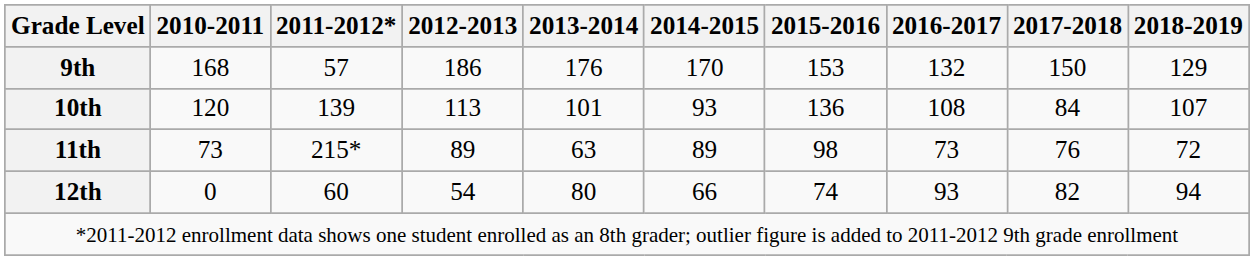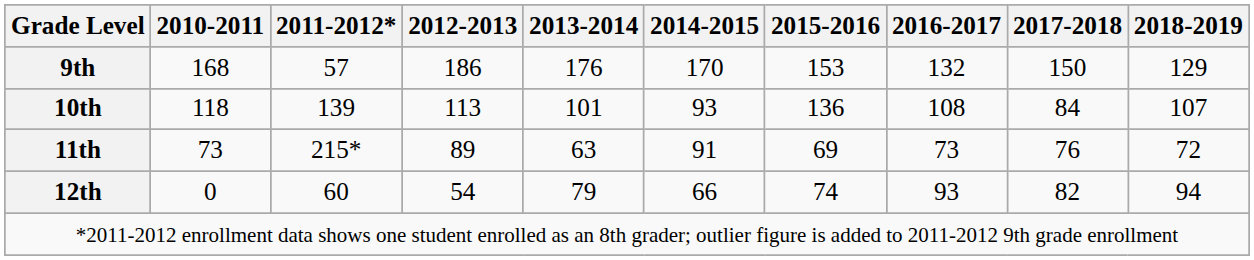(210, 108) 120 -> (210, 108) 118
(705, 149) 89 -> (705, 149) 91
(826, 149) 98 -> (826, 149) 69
(584, 191) 80 -> (584, 191) 79
